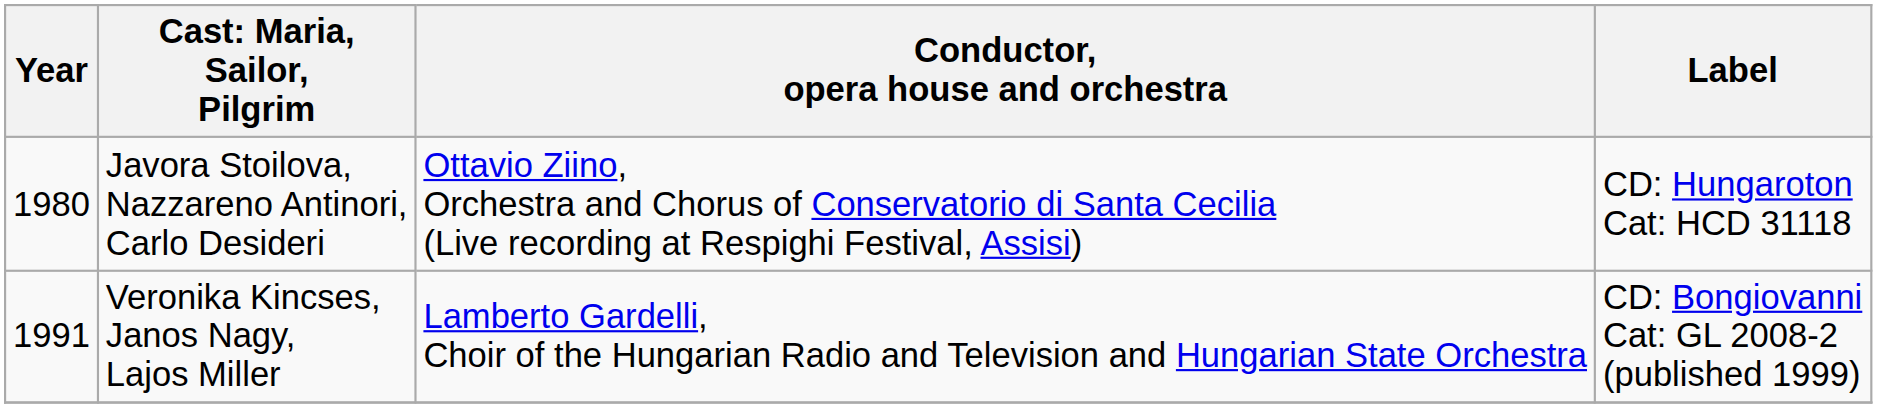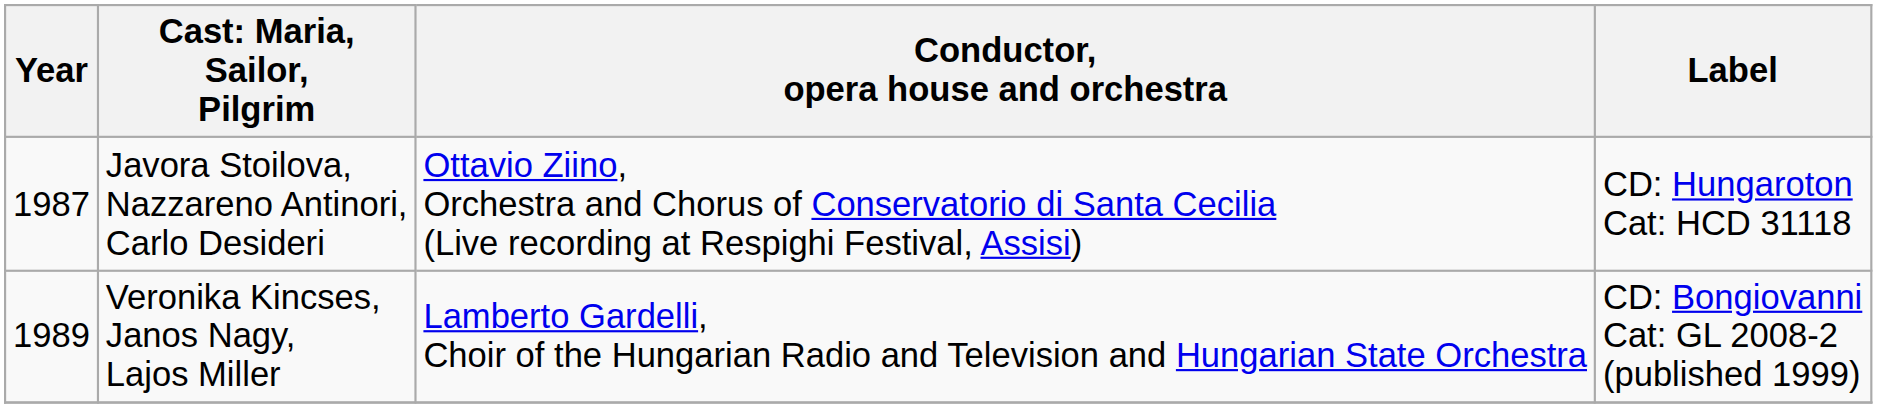(51, 203) 1980 -> (51, 203) 1987
(51, 335) 1991 -> (51, 335) 1989
